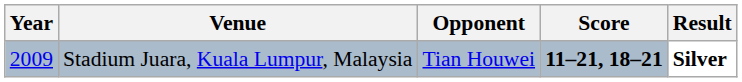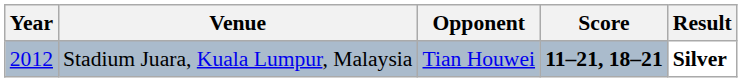(31, 58) 2009 -> (31, 58) 2012
